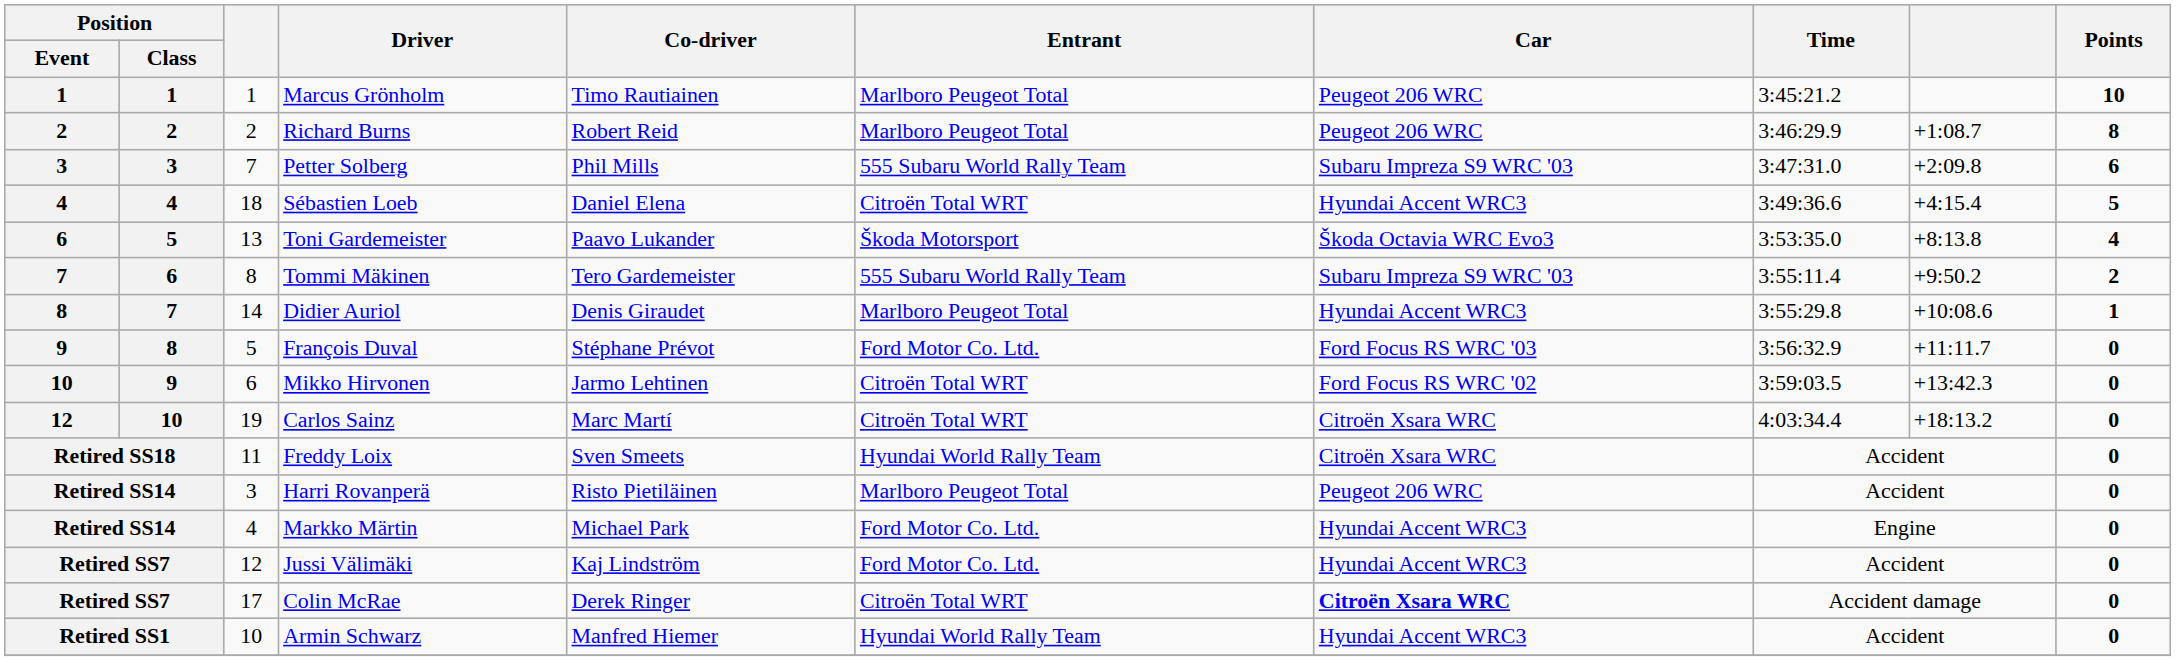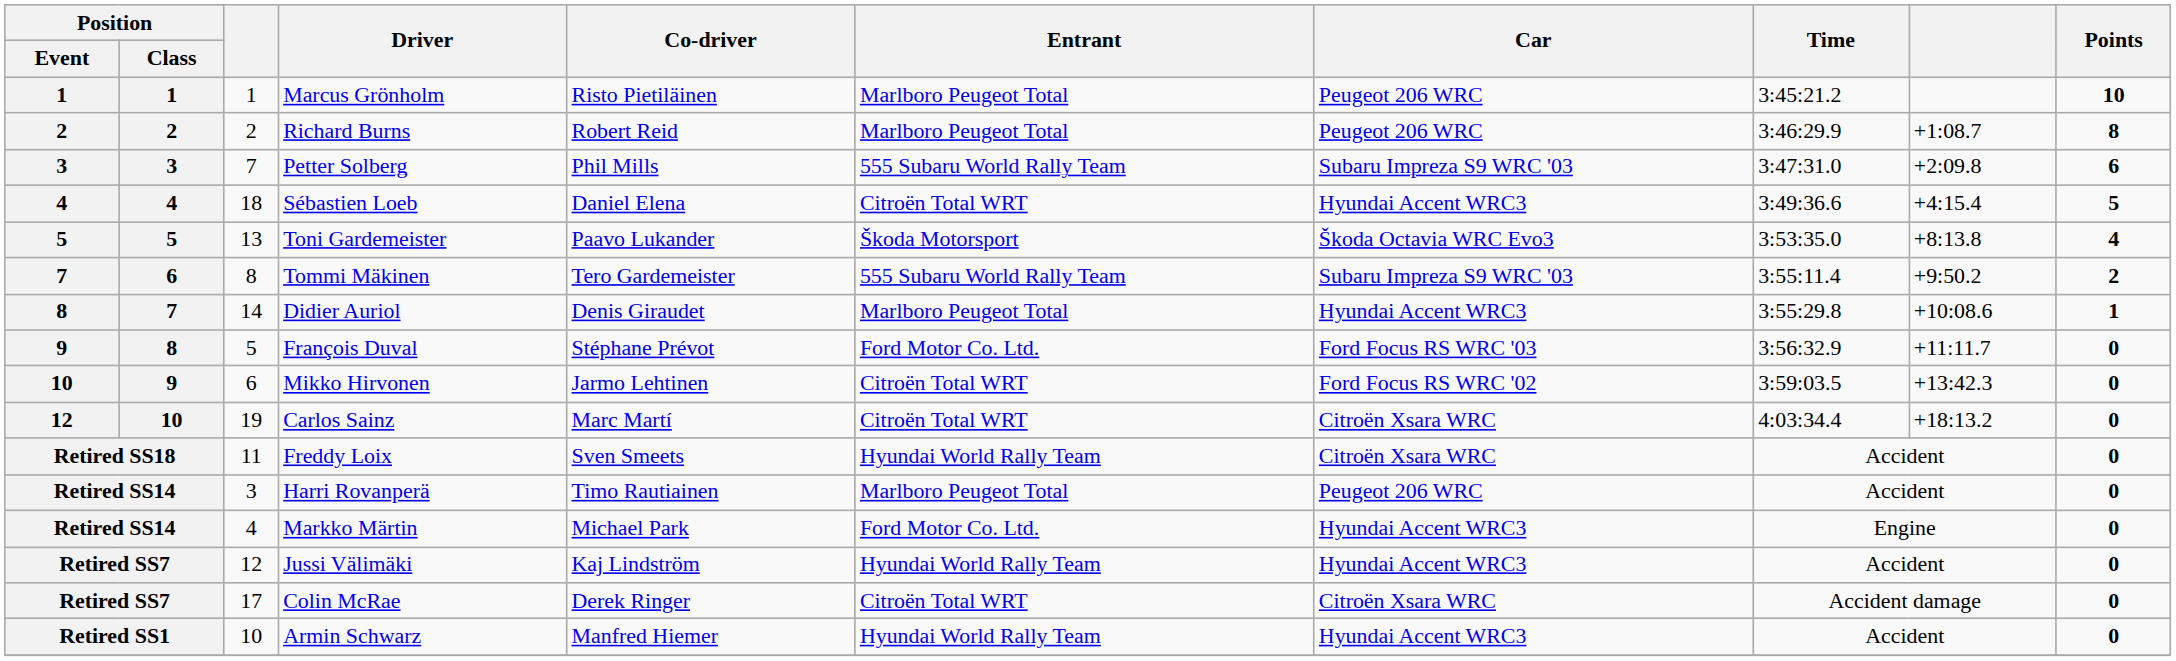(645, 94) Timo Rautiainen -> (644, 94) Risto Pietiläinen
(62, 238) 6 -> (62, 238) 5
(644, 491) Risto Pietiläinen -> (645, 491) Timo Rautiainen
(950, 564) Ford Motor Co. Ltd. -> (980, 564) Hyundai World Rally Team
(1415, 600) bold -> (1407, 600) normal
